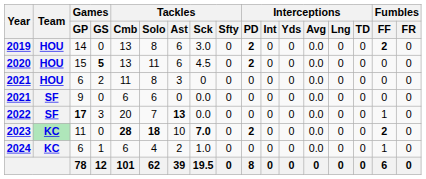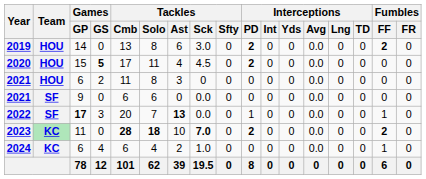(125, 64) 13 -> (125, 64) 17
(179, 64) 6 -> (179, 64) 4
(251, 115) 0 -> (251, 115) 1
(101, 149) 1 -> (101, 149) 4
